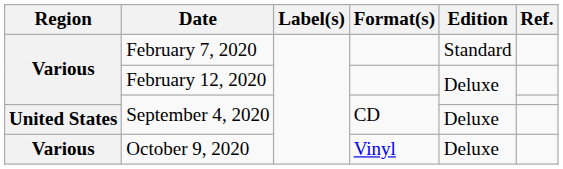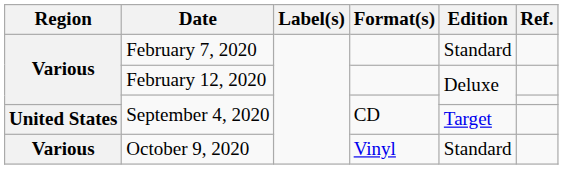(471, 118) Deluxe -> (468, 118) Target
(471, 149) Deluxe -> (478, 149) Standard
